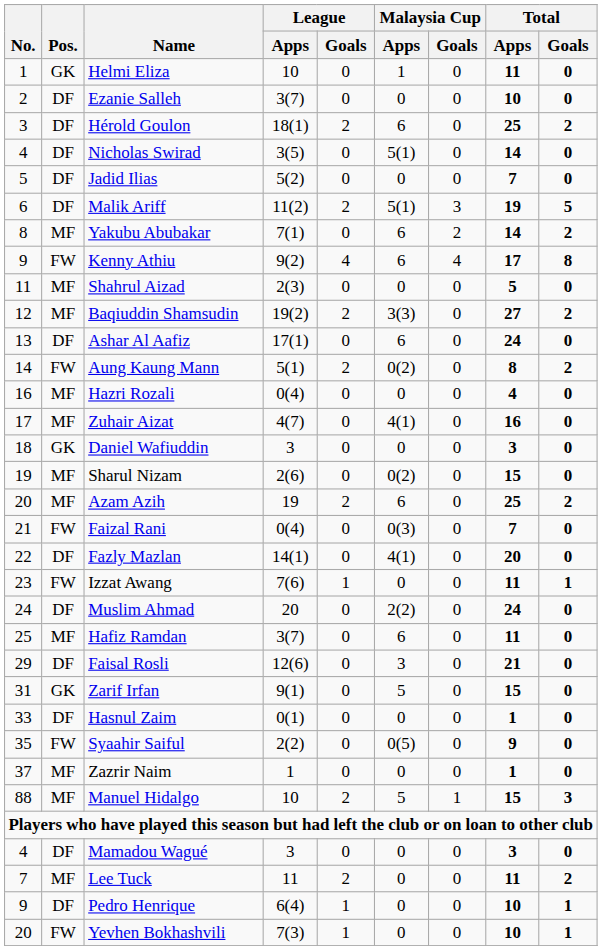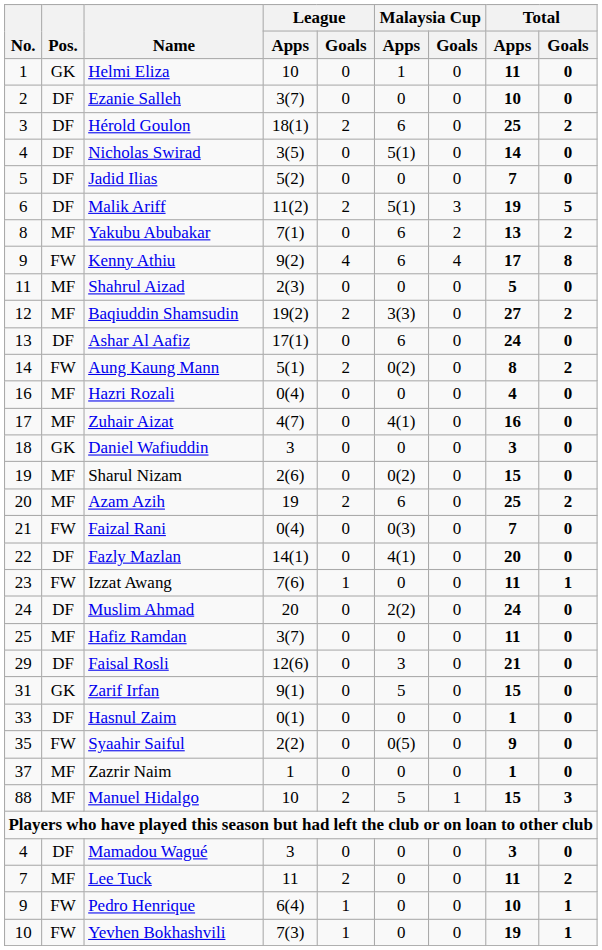(512, 233) 14 -> (512, 233) 13
(401, 636) 6 -> (401, 636) 0
(63, 905) DF -> (63, 905) FW
(23, 932) 20 -> (23, 932) 10
(512, 932) 10 -> (512, 932) 19
